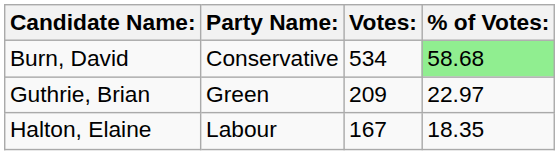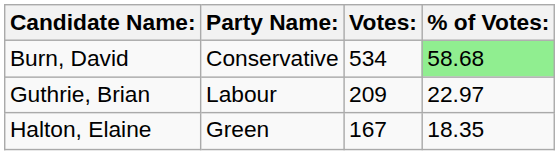(238, 94) Green -> (241, 94) Labour
(241, 130) Labour -> (238, 130) Green
